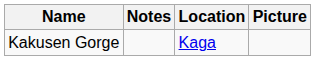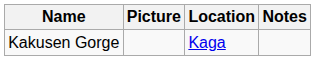columns swapped: (280, 17) <-> (149, 17)
